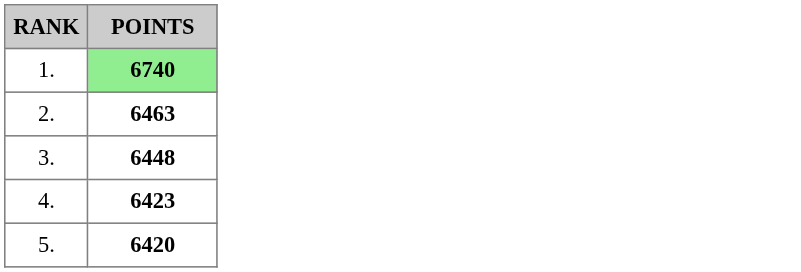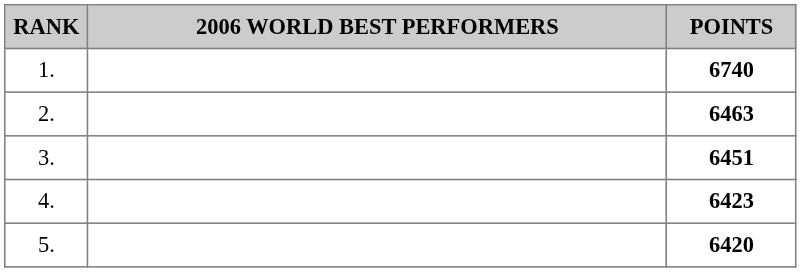+ column: (377, 26)
(153, 70) lightgreen background -> (732, 70) no background
(153, 157) 6448 -> (732, 157) 6451
